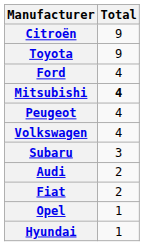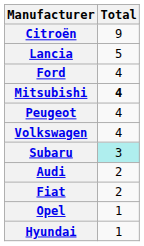- row: (51, 54)
+ row: (51, 54)
(119, 152) no background -> (119, 152) paleturquoise background
